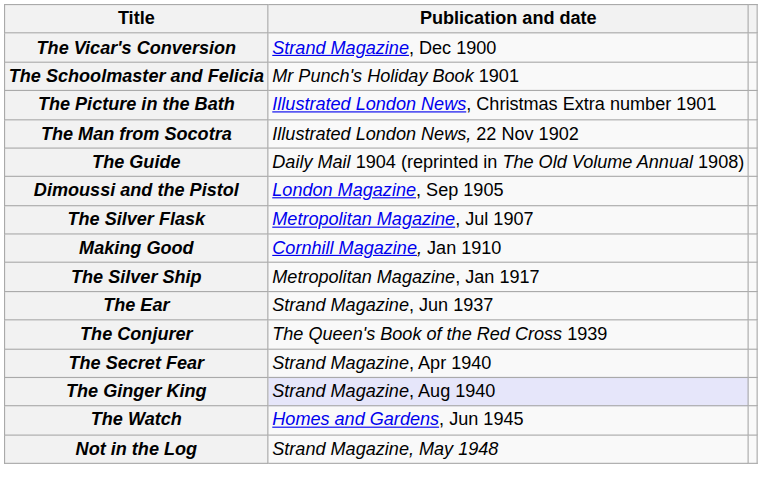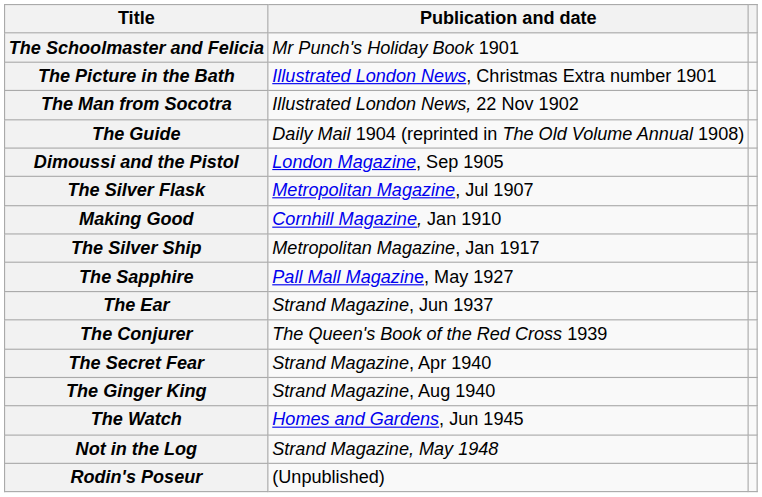- row: (136, 47)
+ row: (136, 276)
(384, 391) lavender background -> (384, 391) no background
+ row: (136, 477)
